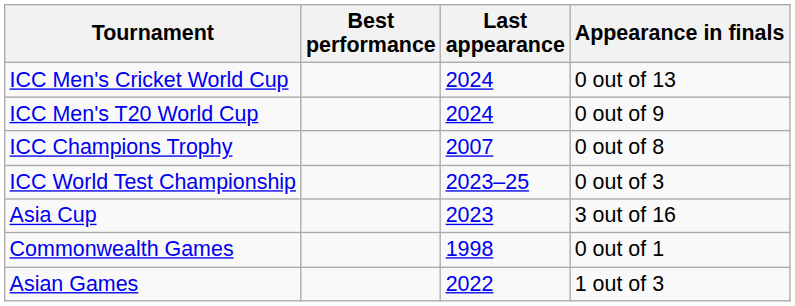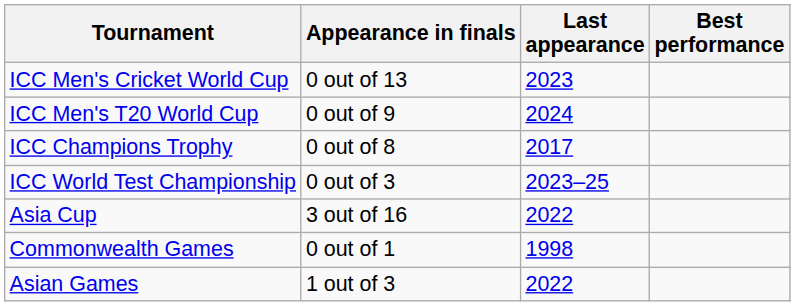columns swapped: (680, 33) <-> (371, 33)
(469, 79) 2024 -> (549, 79) 2023
(469, 147) 2007 -> (549, 147) 2017
(469, 215) 2023 -> (549, 215) 2022
